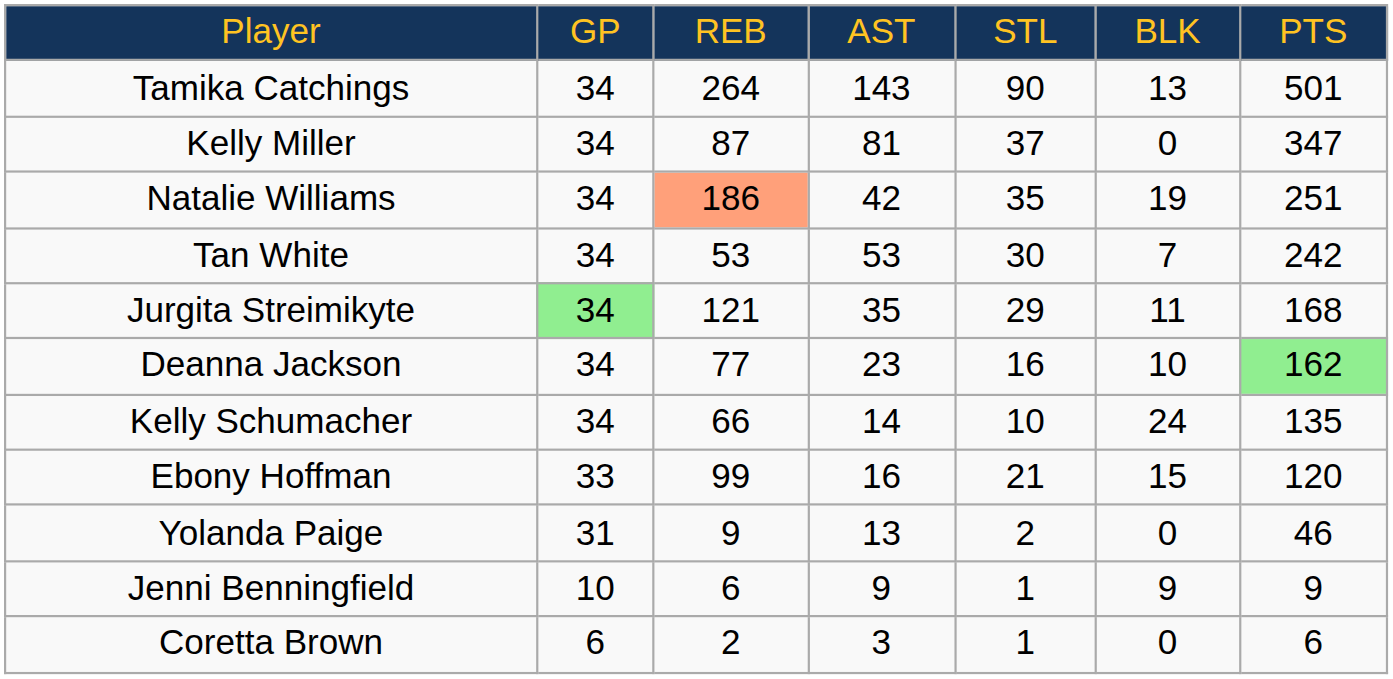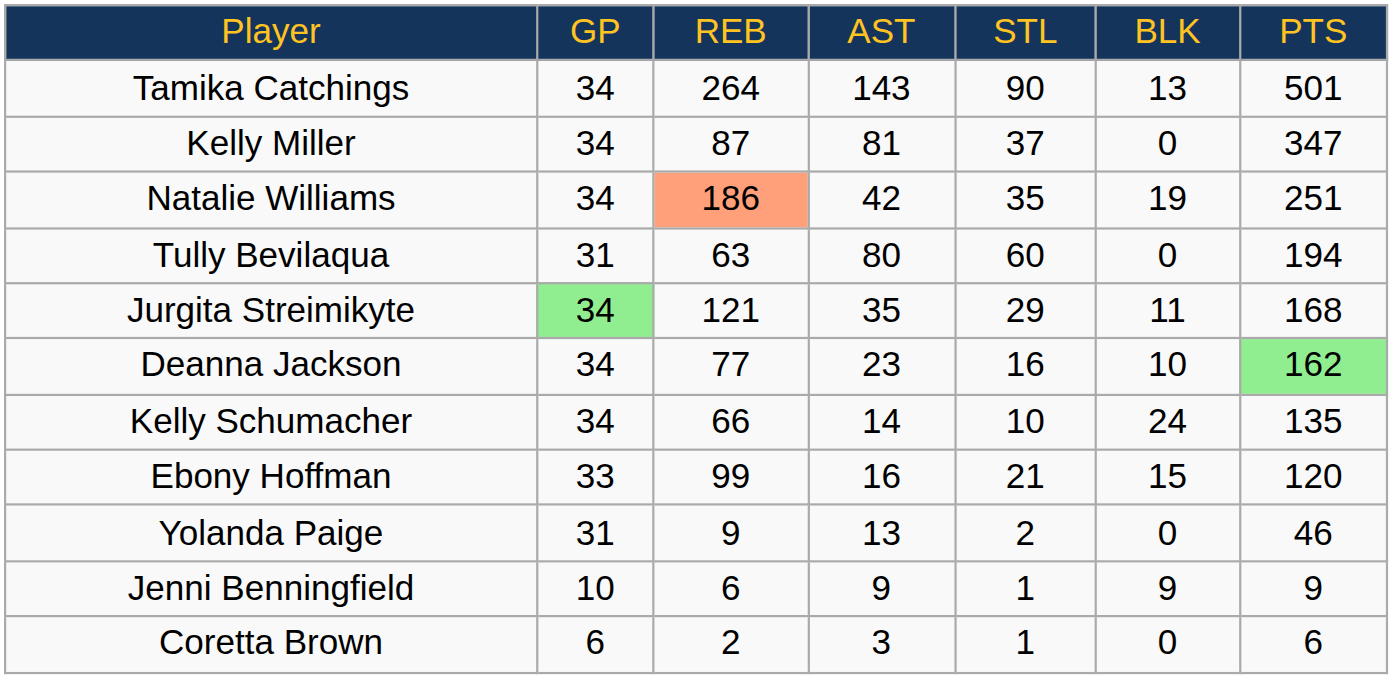- row: (271, 254)
+ row: (271, 254)
